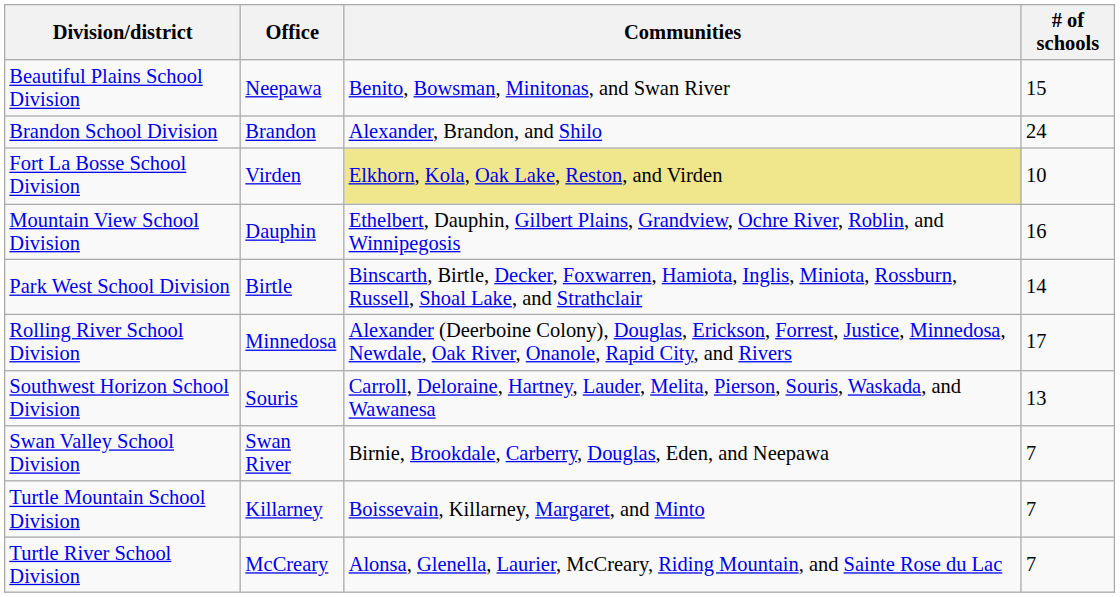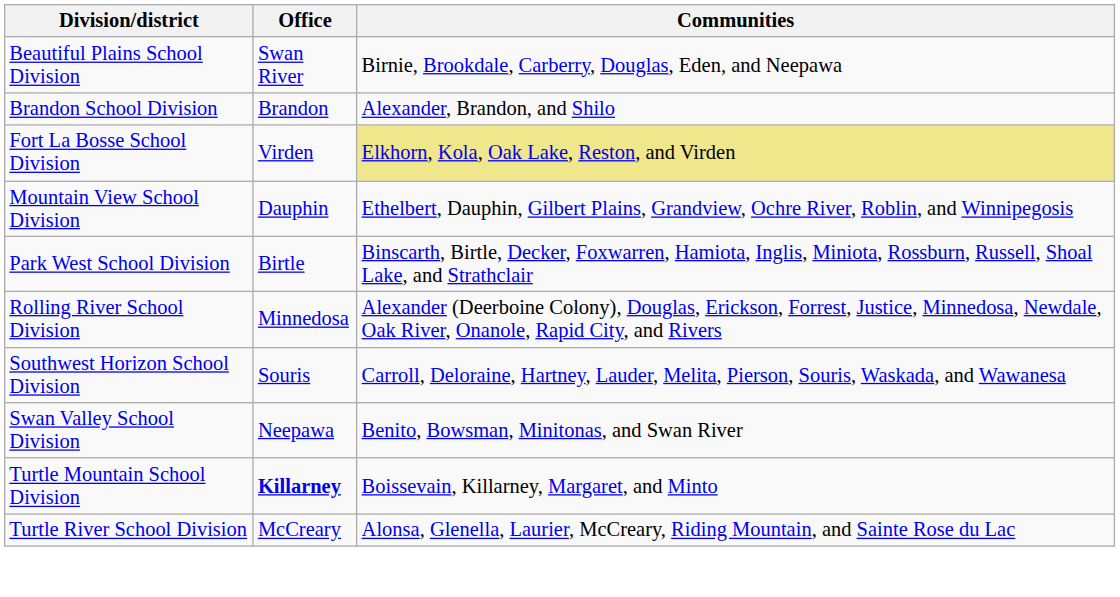- column: (1068, 32)
(283, 87) Neepawa -> (281, 64) Swan River
(539, 87) Benito, Bowsman, Minitonas, and Swan River -> (602, 64) Birnie, Brookdale, Carberry, Douglas, Eden, and Neepawa
(268, 453) Swan River -> (296, 430) Neepawa
(589, 453) Birnie, Brookdale, Carberry, Douglas, Eden, and Neepawa -> (552, 430) Benito, Bowsman, Minitonas, and Swan River
(284, 508) normal -> (299, 485) bold
